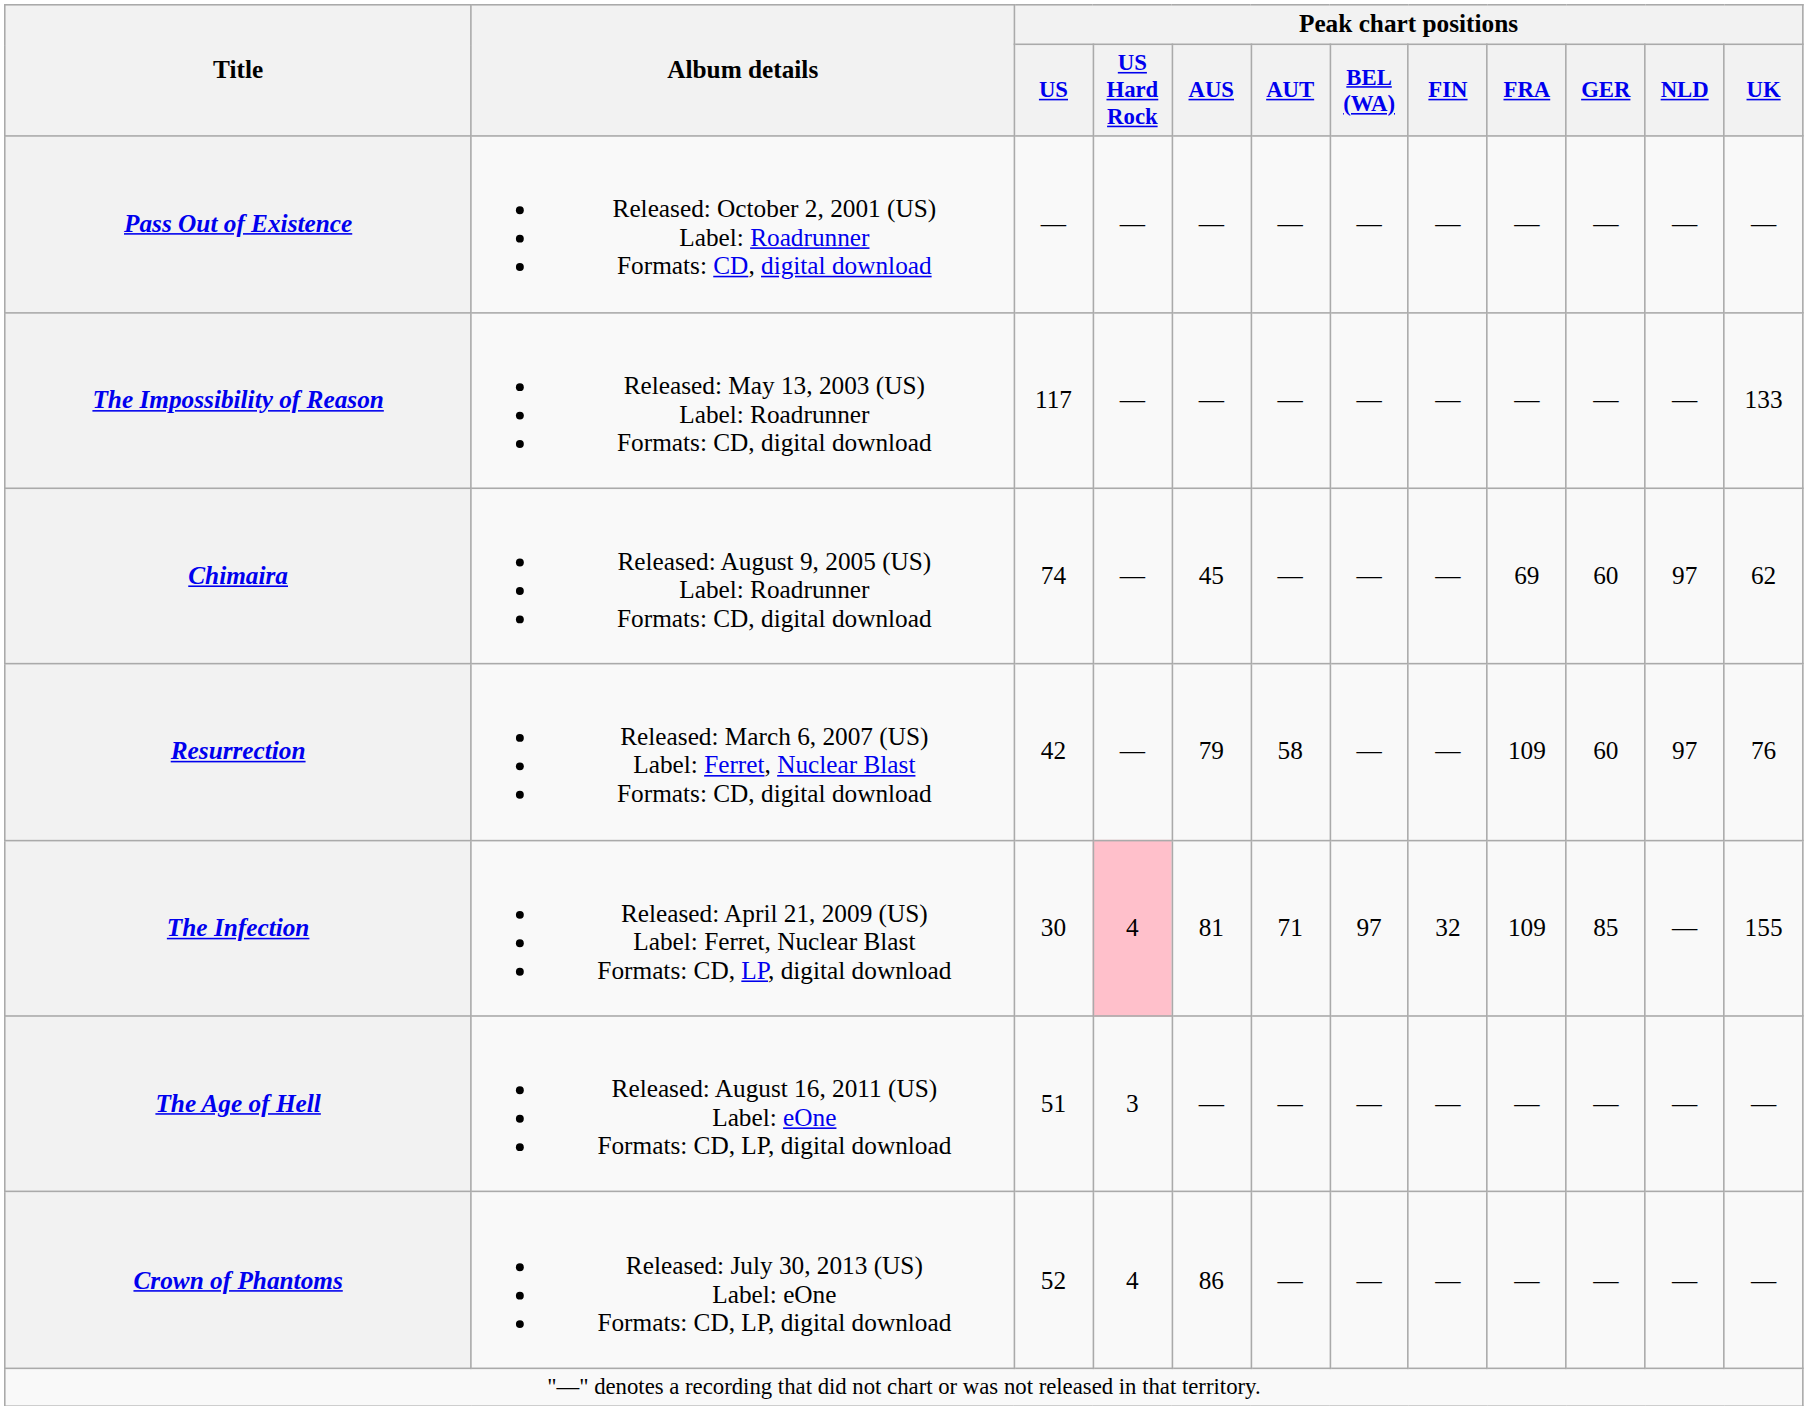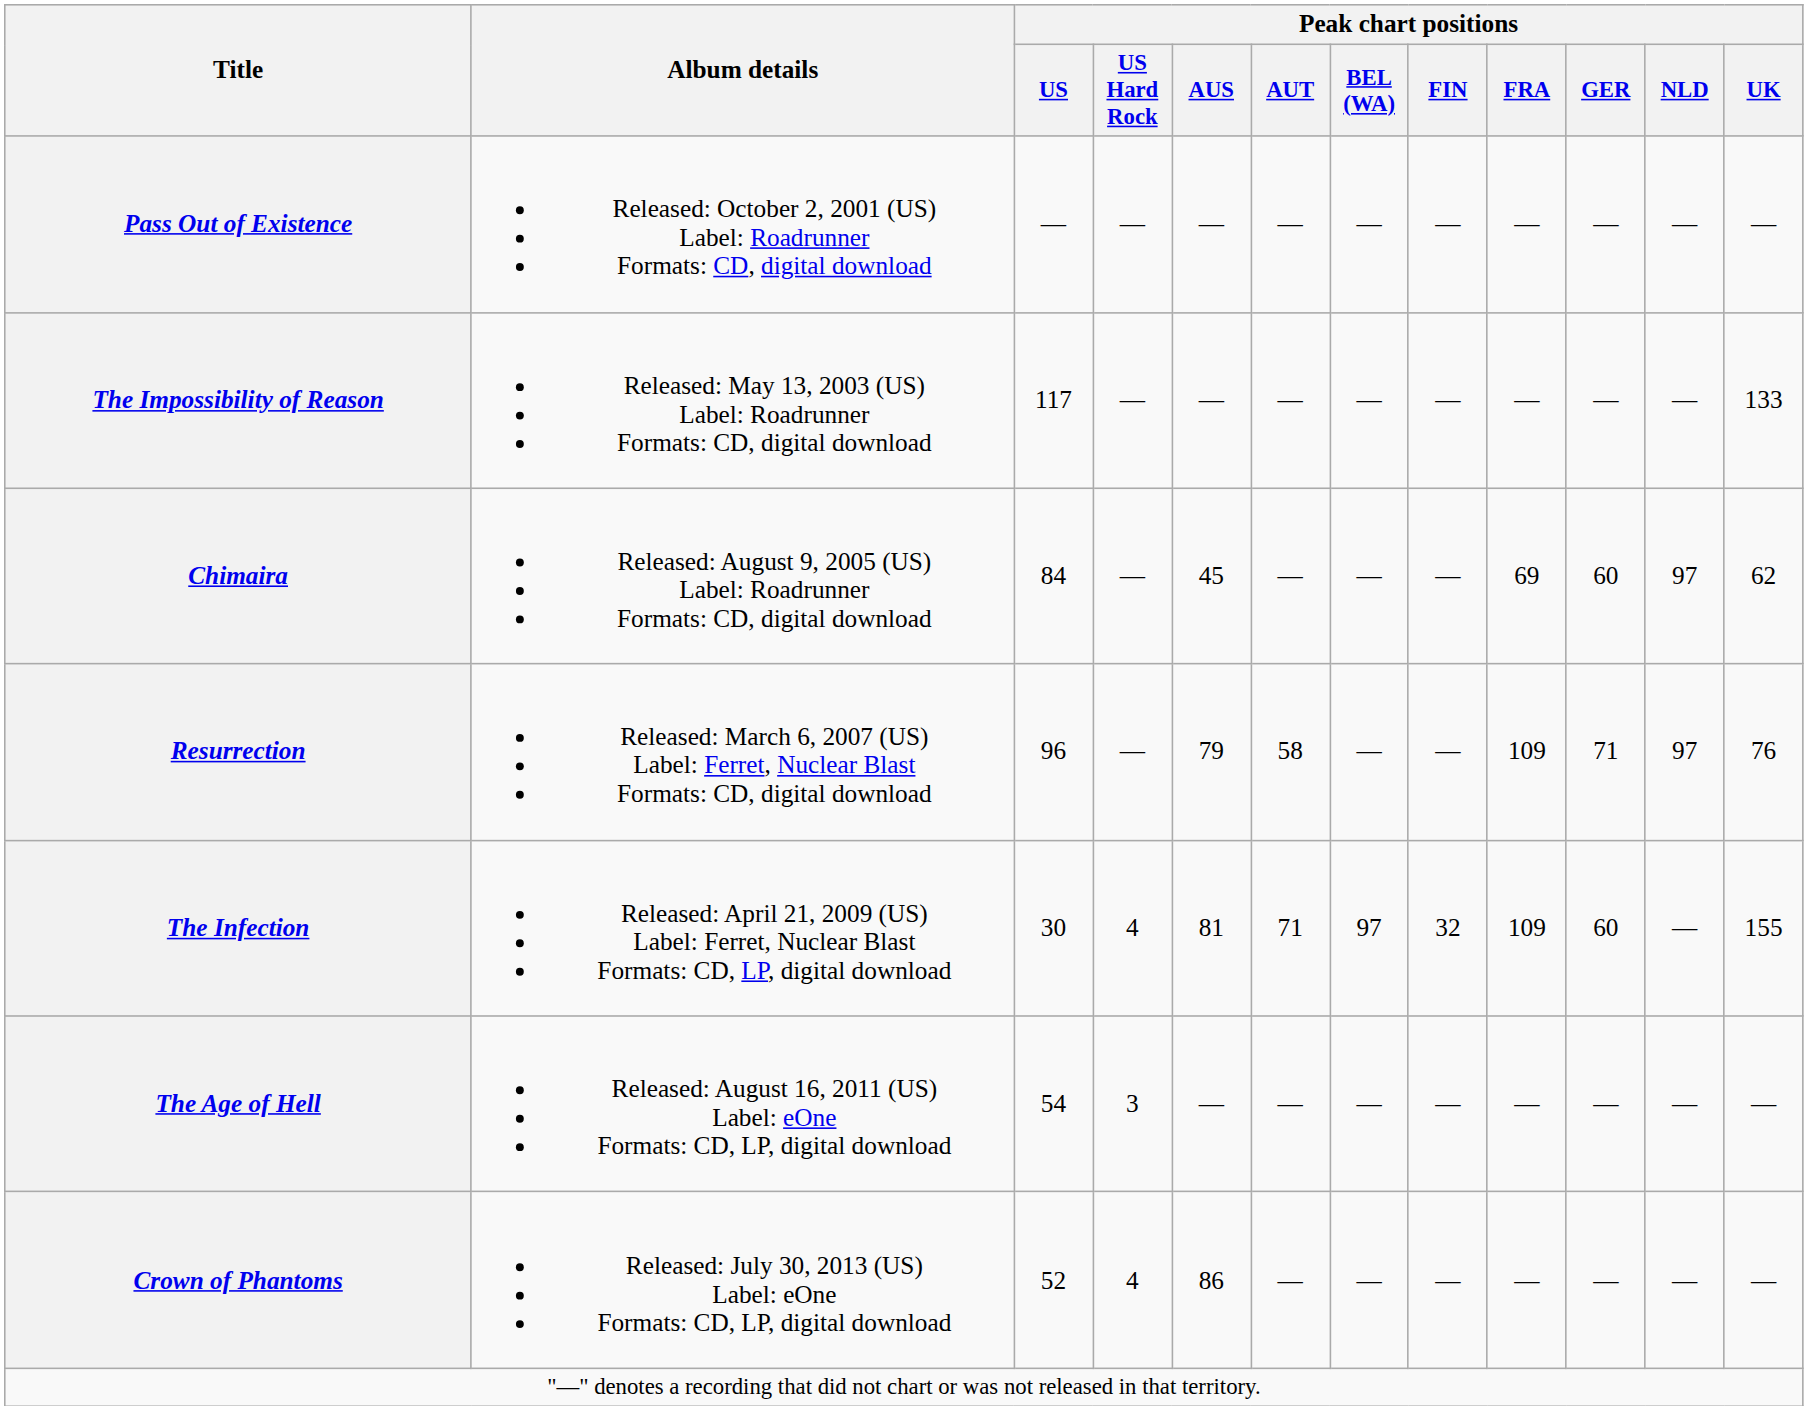(1053, 575) 74 -> (1053, 575) 84
(1053, 751) 42 -> (1053, 751) 96
(1606, 751) 60 -> (1606, 751) 71
(1132, 927) pink background -> (1132, 927) no background
(1606, 927) 85 -> (1606, 927) 60
(1053, 1103) 51 -> (1053, 1103) 54
